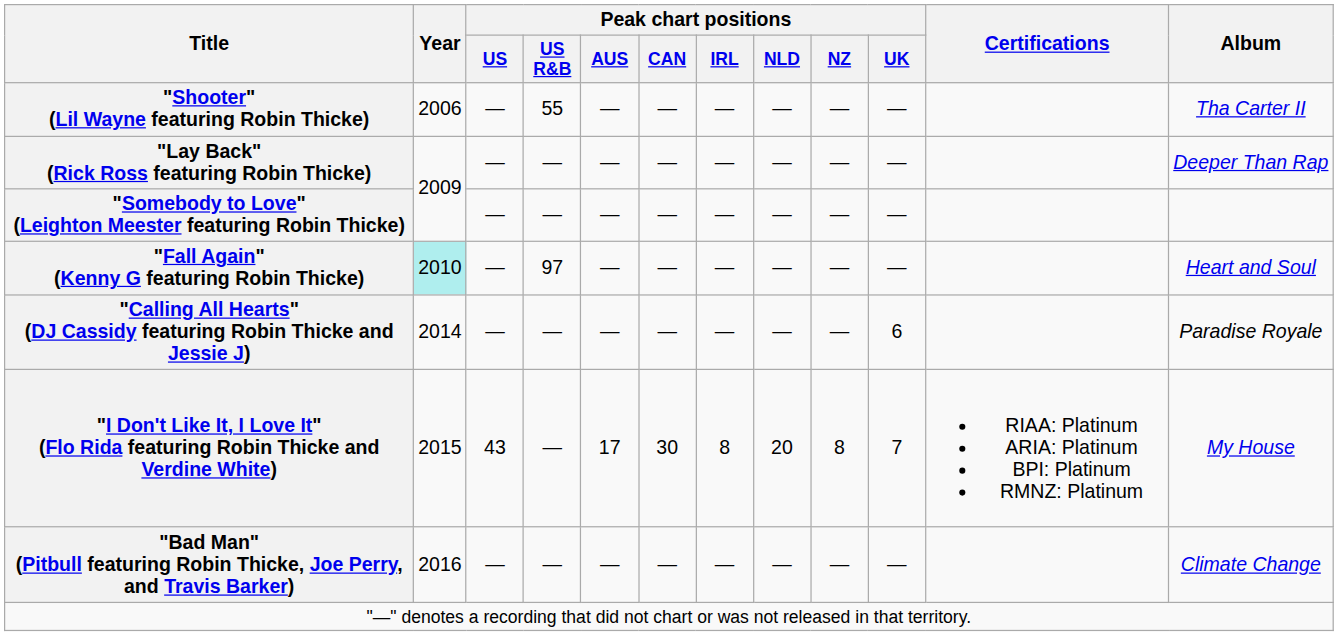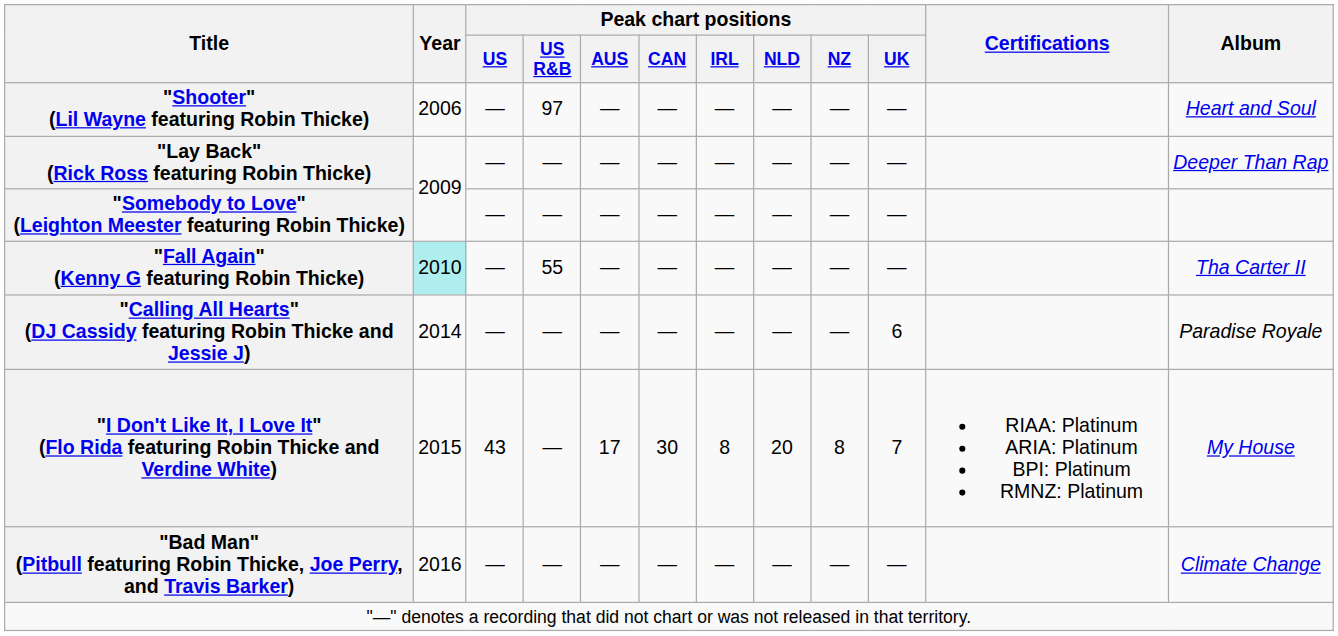(552, 109) 55 -> (552, 109) 97
(1251, 109) Tha Carter II -> (1251, 109) Heart and Soul
(552, 267) 97 -> (552, 267) 55
(1251, 267) Heart and Soul -> (1251, 267) Tha Carter II
